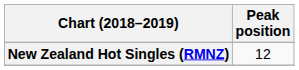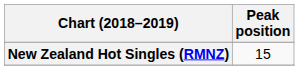(263, 53) 12 -> (263, 53) 15
